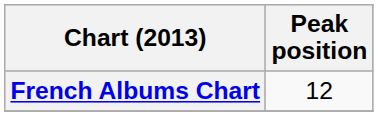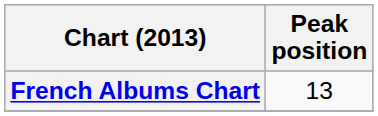(319, 90) 12 -> (319, 90) 13
